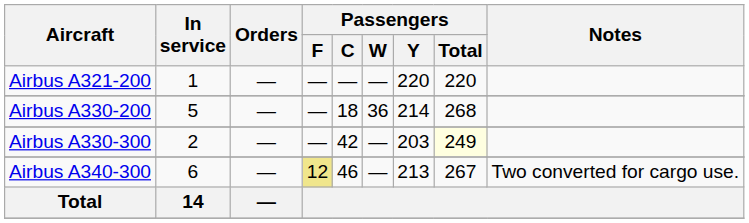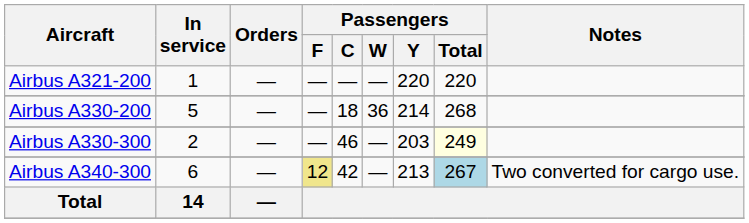(348, 141) 42 -> (348, 141) 46
(348, 171) 46 -> (348, 171) 42
(460, 171) no background -> (460, 171) lightblue background
